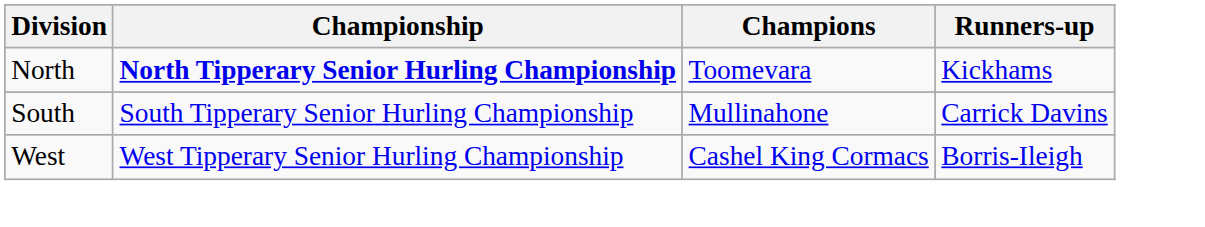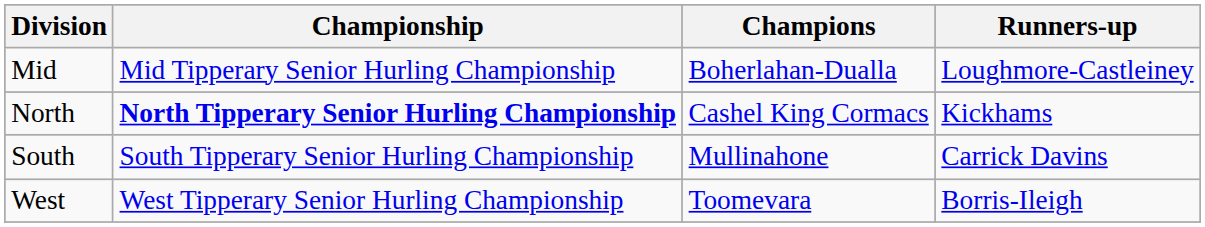+ row: (34, 69)
(750, 69) Toomevara -> (809, 112) Cashel King Cormacs
(809, 156) Cashel King Cormacs -> (750, 199) Toomevara
